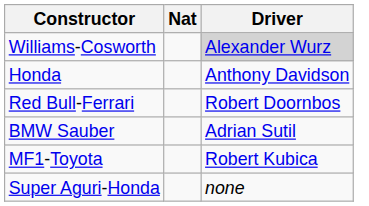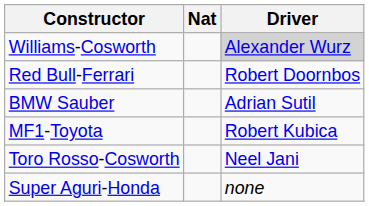- row: (35, 75)
+ row: (94, 160)
